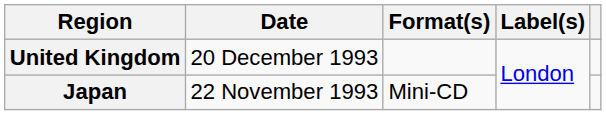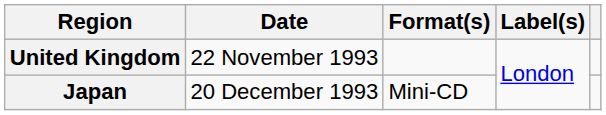(284, 57) 20 December 1993 -> (284, 57) 22 November 1993
(284, 92) 22 November 1993 -> (284, 92) 20 December 1993
